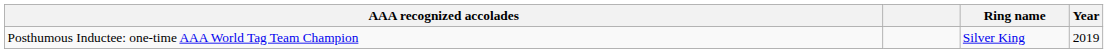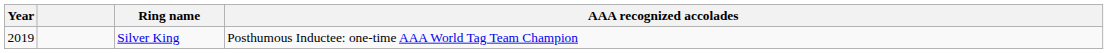columns swapped: (1086, 15) <-> (444, 15)
